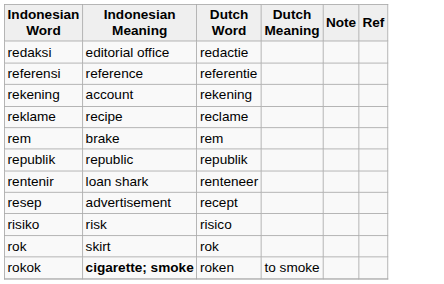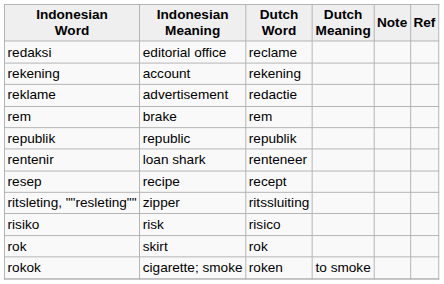(224, 52) redactie -> (273, 52) reclame
- row: (34, 73)
(104, 116) recipe -> (185, 95) advertisement
(224, 116) reclame -> (273, 95) redactie
(128, 203) advertisement -> (161, 181) recipe
+ row: (72, 203)
(140, 267) bold -> (193, 267) normal
